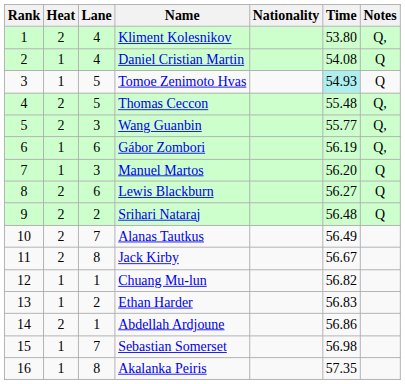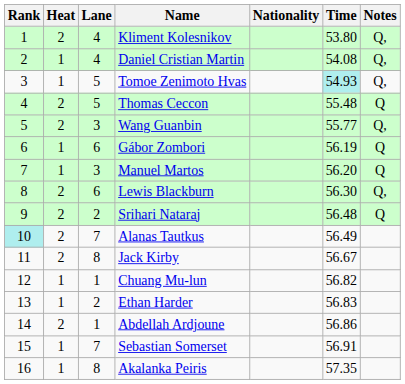(380, 59) Q -> (380, 59) Q,
(380, 81) Q -> (380, 81) Q,
(380, 103) Q, -> (380, 103) Q
(380, 147) Q, -> (380, 147) Q
(341, 192) 56.27 -> (341, 192) 56.30
(380, 192) Q -> (380, 192) Q,
(24, 236) no background -> (24, 236) paleturquoise background
(341, 346) 56.98 -> (341, 346) 56.91
